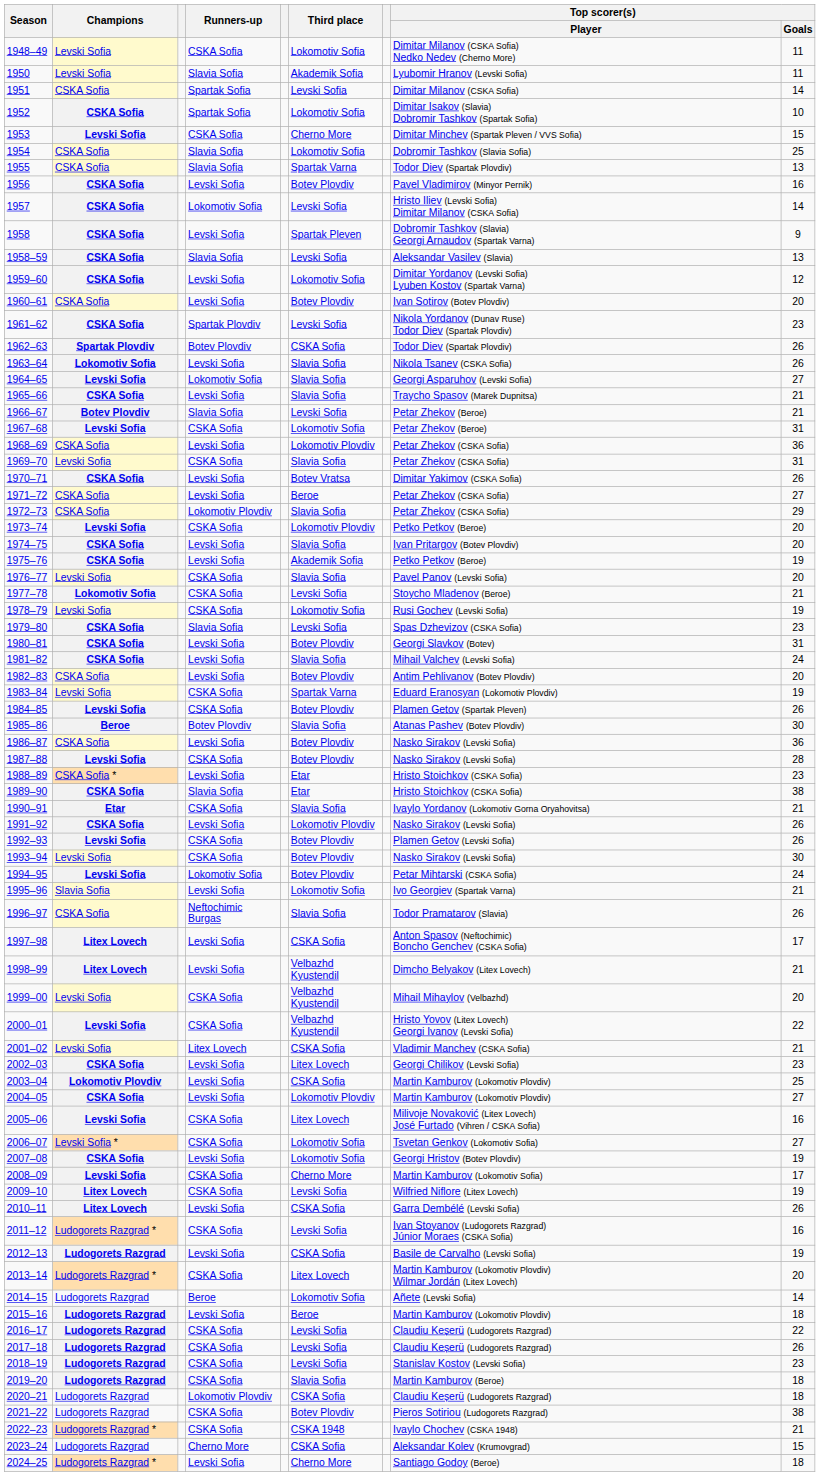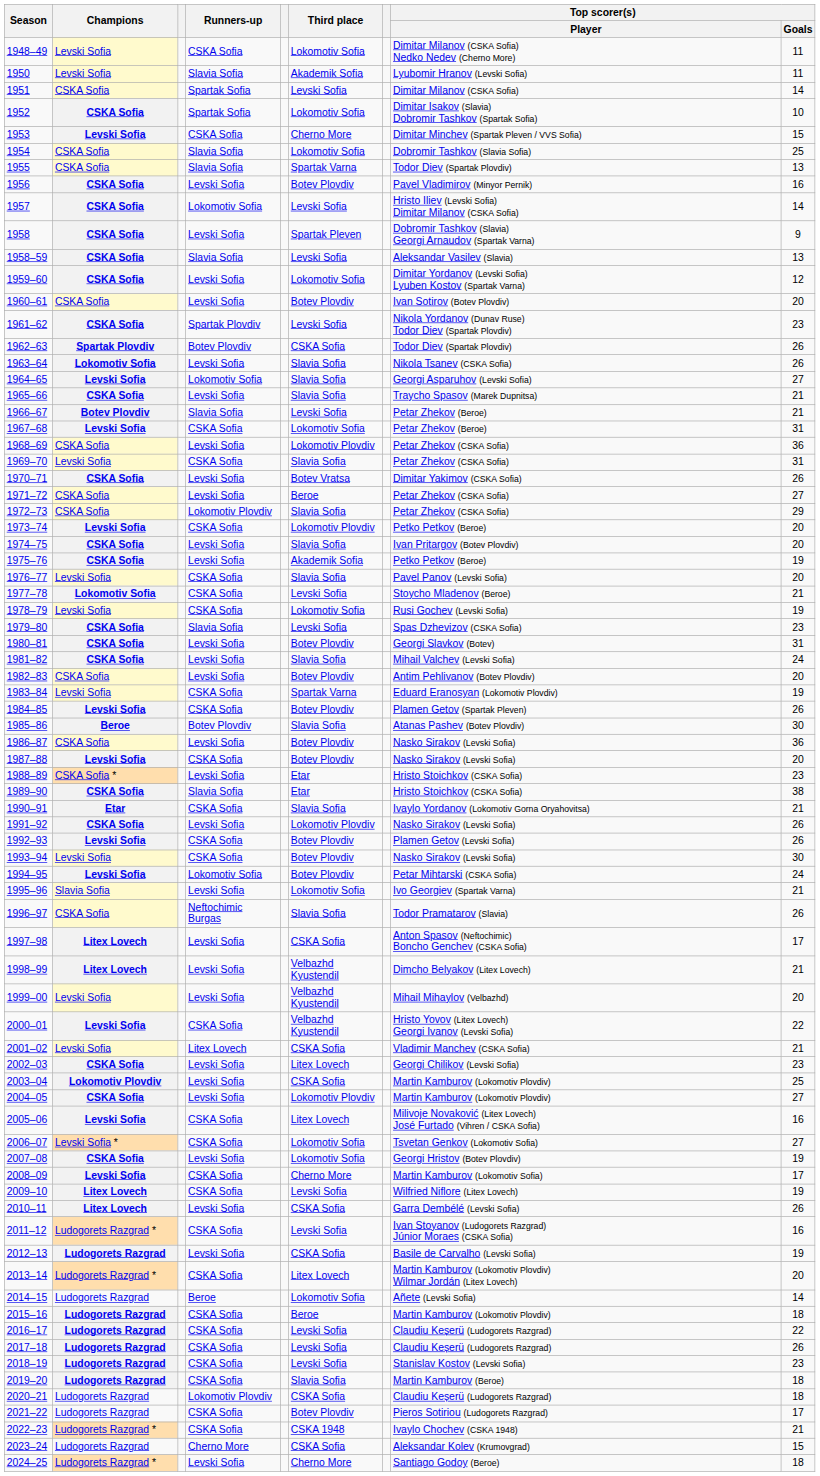(798, 759) 28 -> (798, 759) 20
(215, 998) CSKA Sofia -> (216, 998) Levski Sofia
(216, 1314) Levski Sofia -> (215, 1314) CSKA Sofia
(798, 1413) 38 -> (798, 1413) 17
